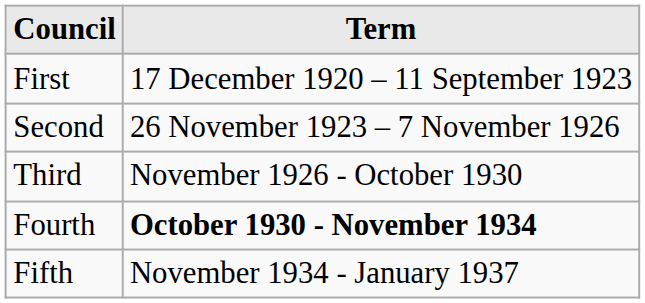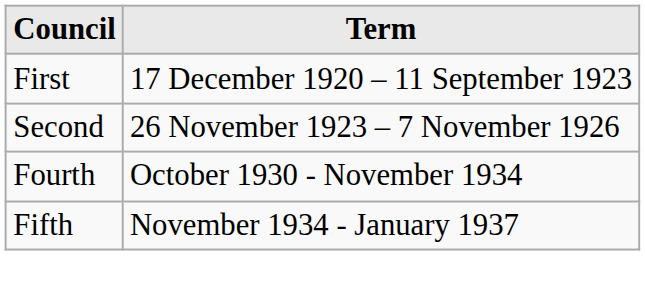- row: (47, 175)
(333, 224) bold -> (326, 175) normal
